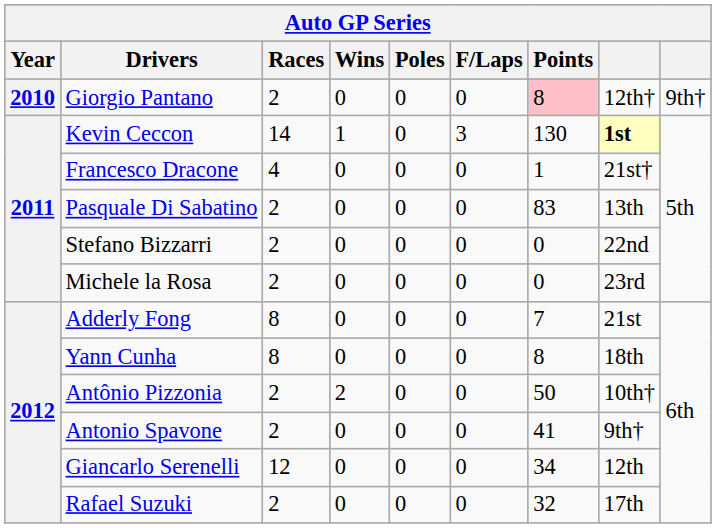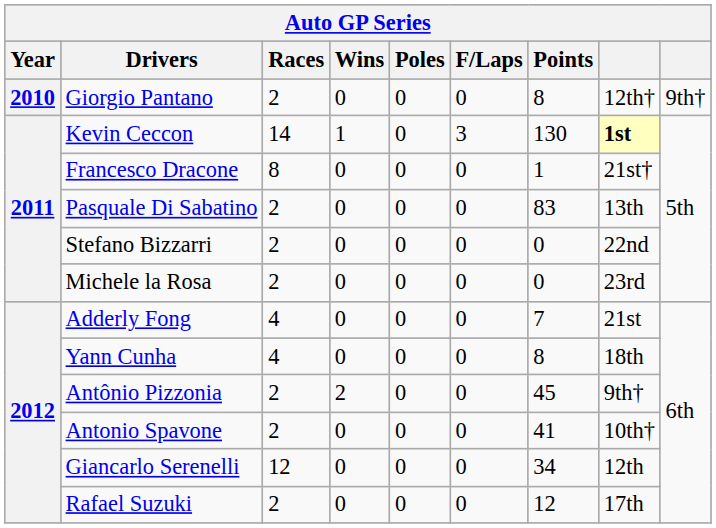(539, 96) pink background -> (539, 96) no background
(274, 170) 4 -> (274, 170) 8
(274, 318) 8 -> (274, 318) 4
(274, 355) 8 -> (274, 355) 4
(545, 392) 50 -> (545, 392) 45
(629, 392) 10th† -> (624, 392) 9th†
(624, 429) 9th† -> (629, 429) 10th†
(545, 503) 32 -> (545, 503) 12
